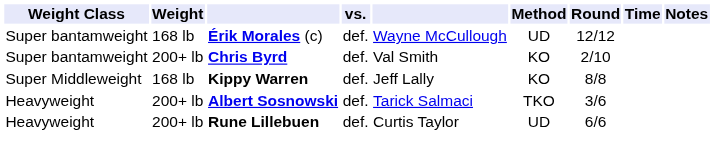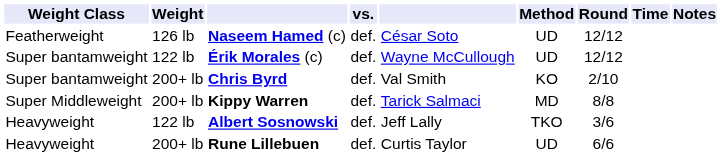+ row: (277, 36)
(173, 36) 168 lb -> (173, 57) 122 lb
(173, 79) 168 lb -> (178, 101) 200+ lb
(404, 79) Jeff Lally -> (431, 101) Tarick Salmaci
(539, 79) KO -> (547, 101) MD
(178, 101) 200+ lb -> (173, 122) 122 lb
(423, 101) Tarick Salmaci -> (411, 122) Jeff Lally
